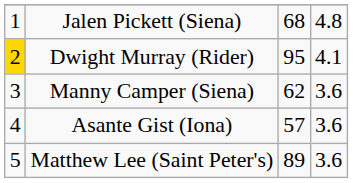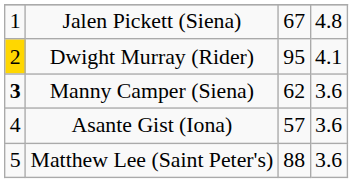(294, 21) 68 -> (294, 21) 67
(15, 90) normal -> (15, 90) bold
(294, 159) 89 -> (294, 159) 88
